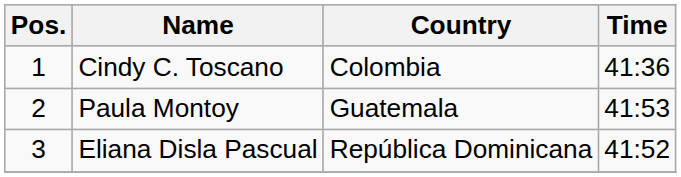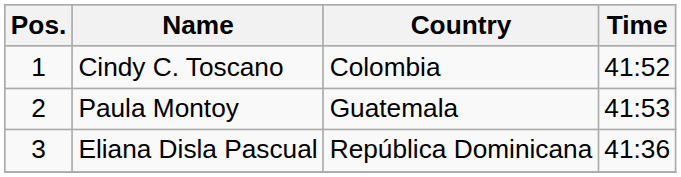(637, 66) 41:36 -> (637, 66) 41:52
(637, 150) 41:52 -> (637, 150) 41:36
